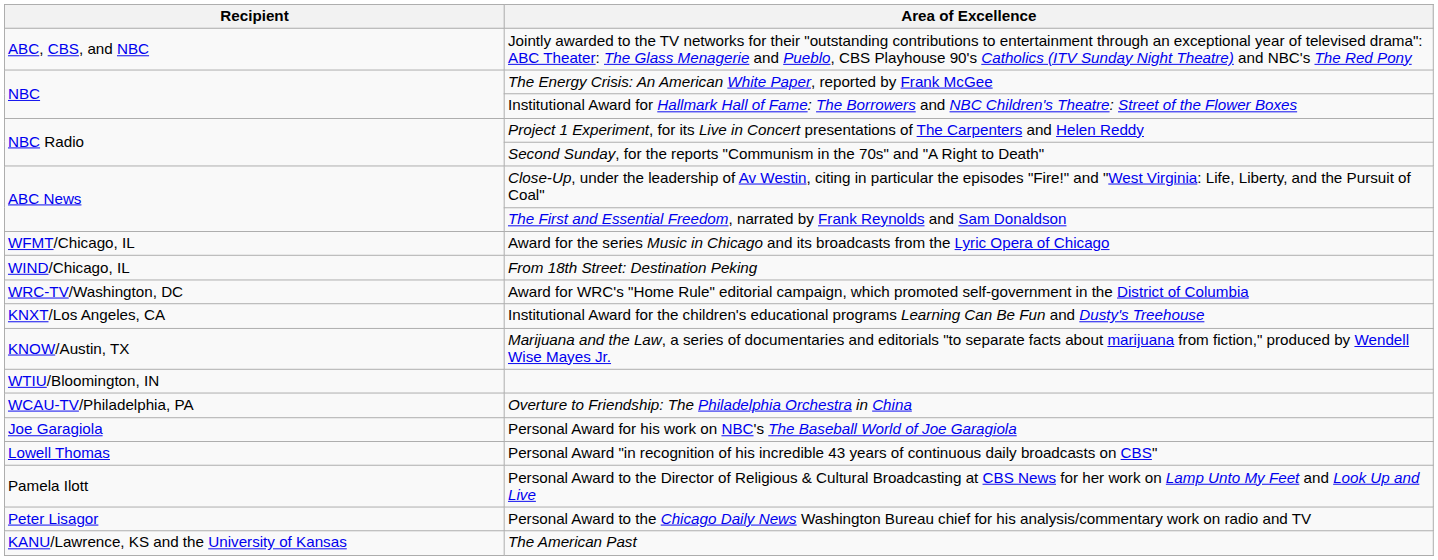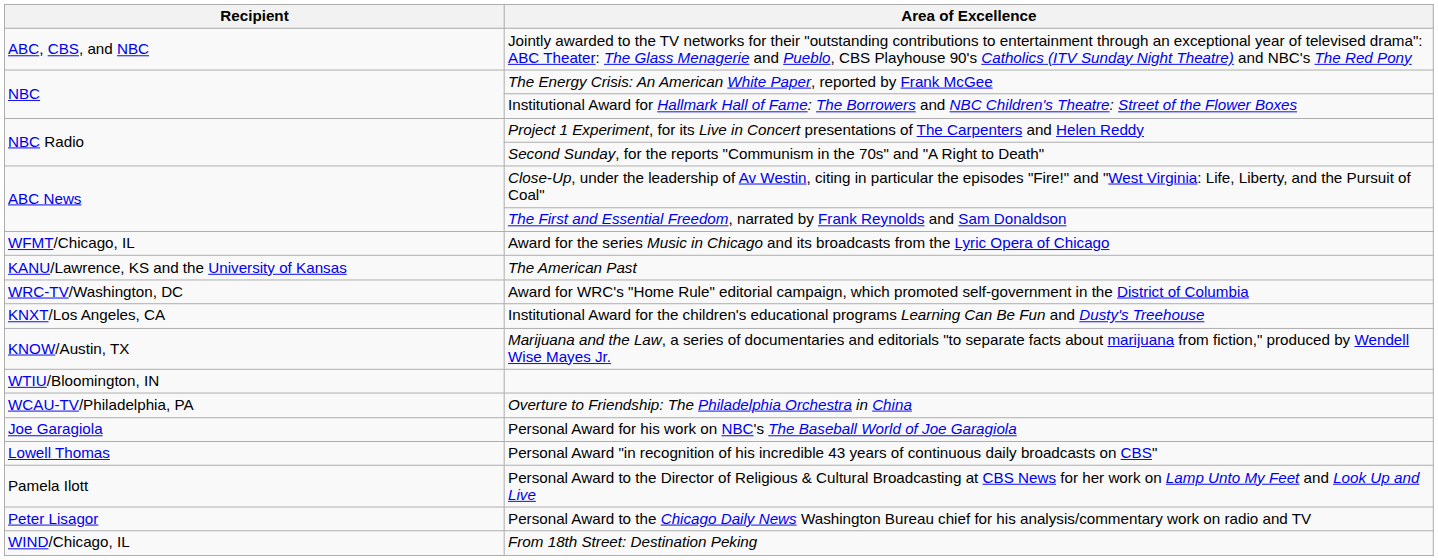rows swapped: (633, 267) <-> (572, 542)
